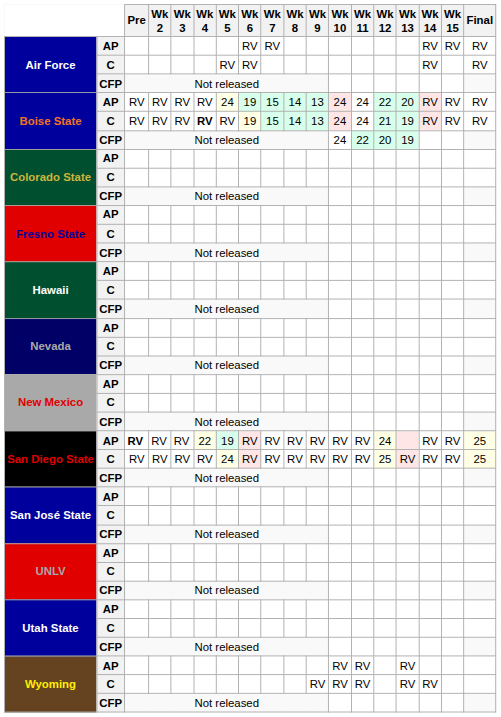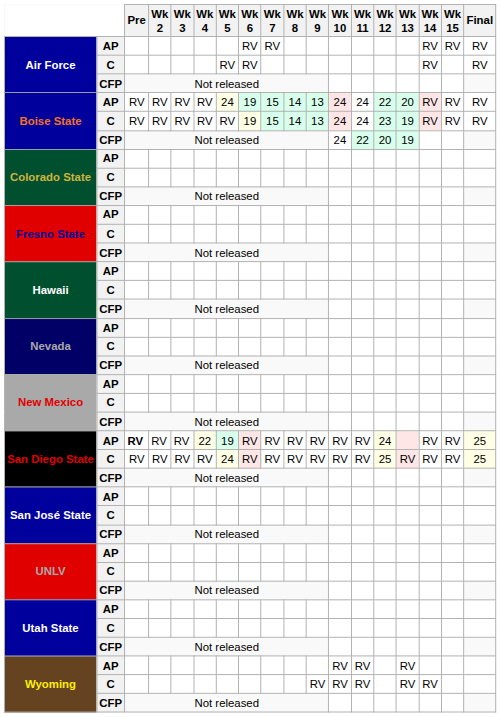(205, 121) bold -> (205, 121) normal
(385, 121) 21 -> (385, 121) 23
